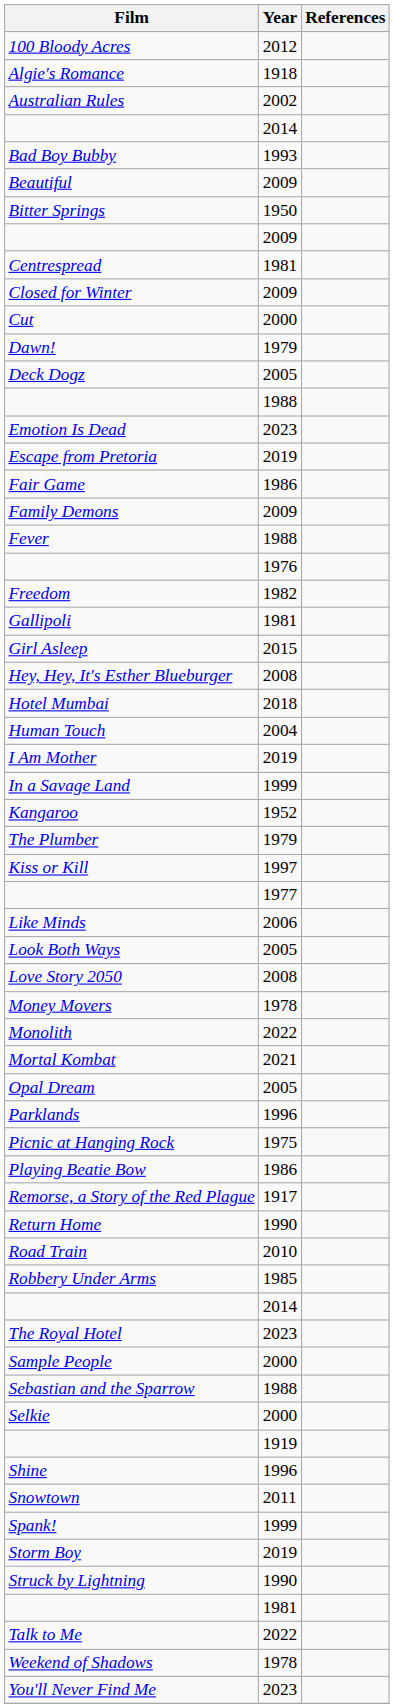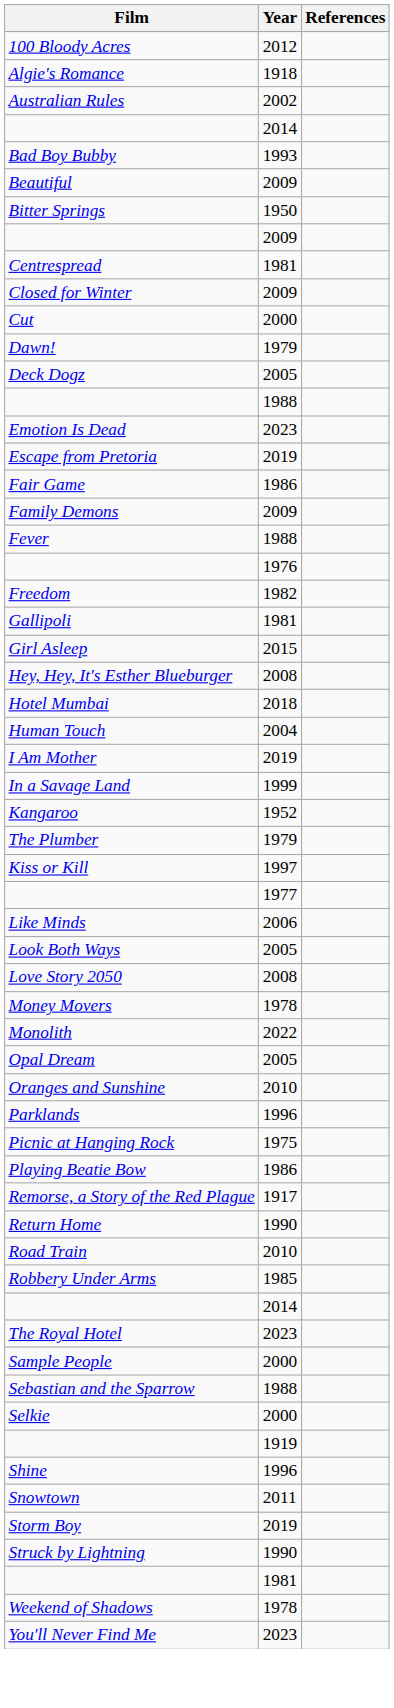- row: (62, 1059)
+ row: (87, 1086)
- row: (33, 1525)
- row: (45, 1635)
